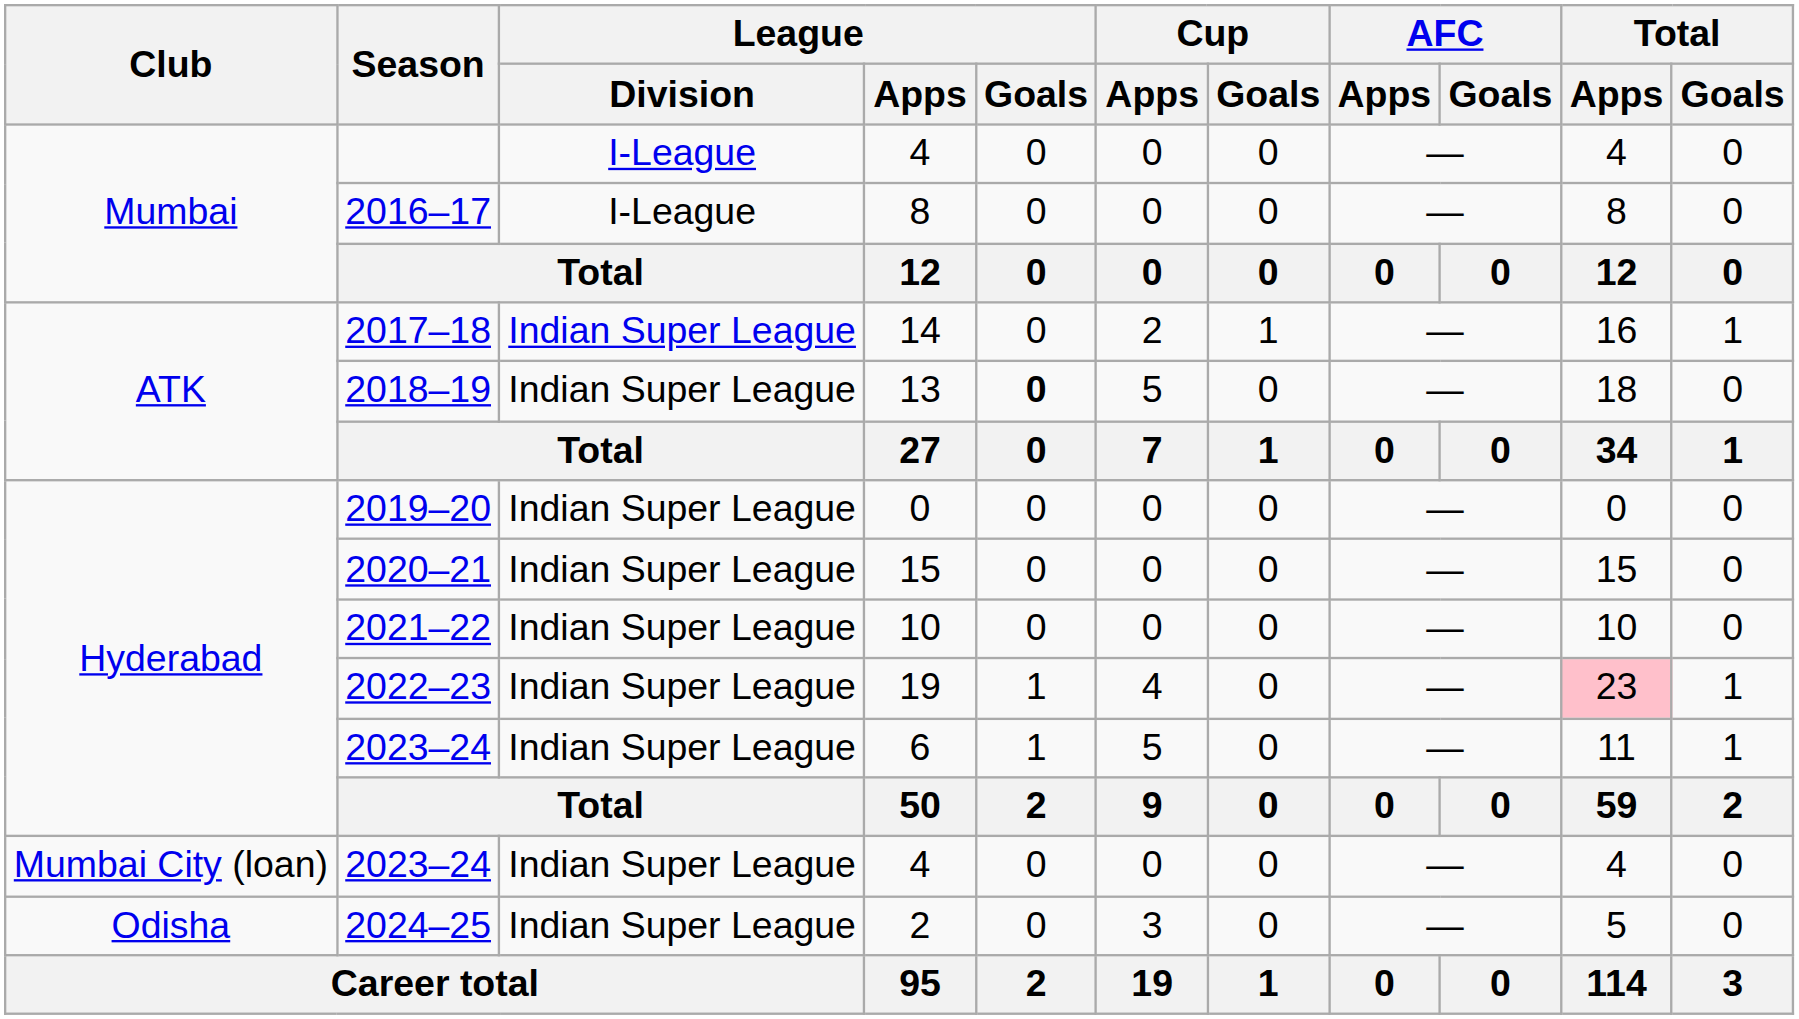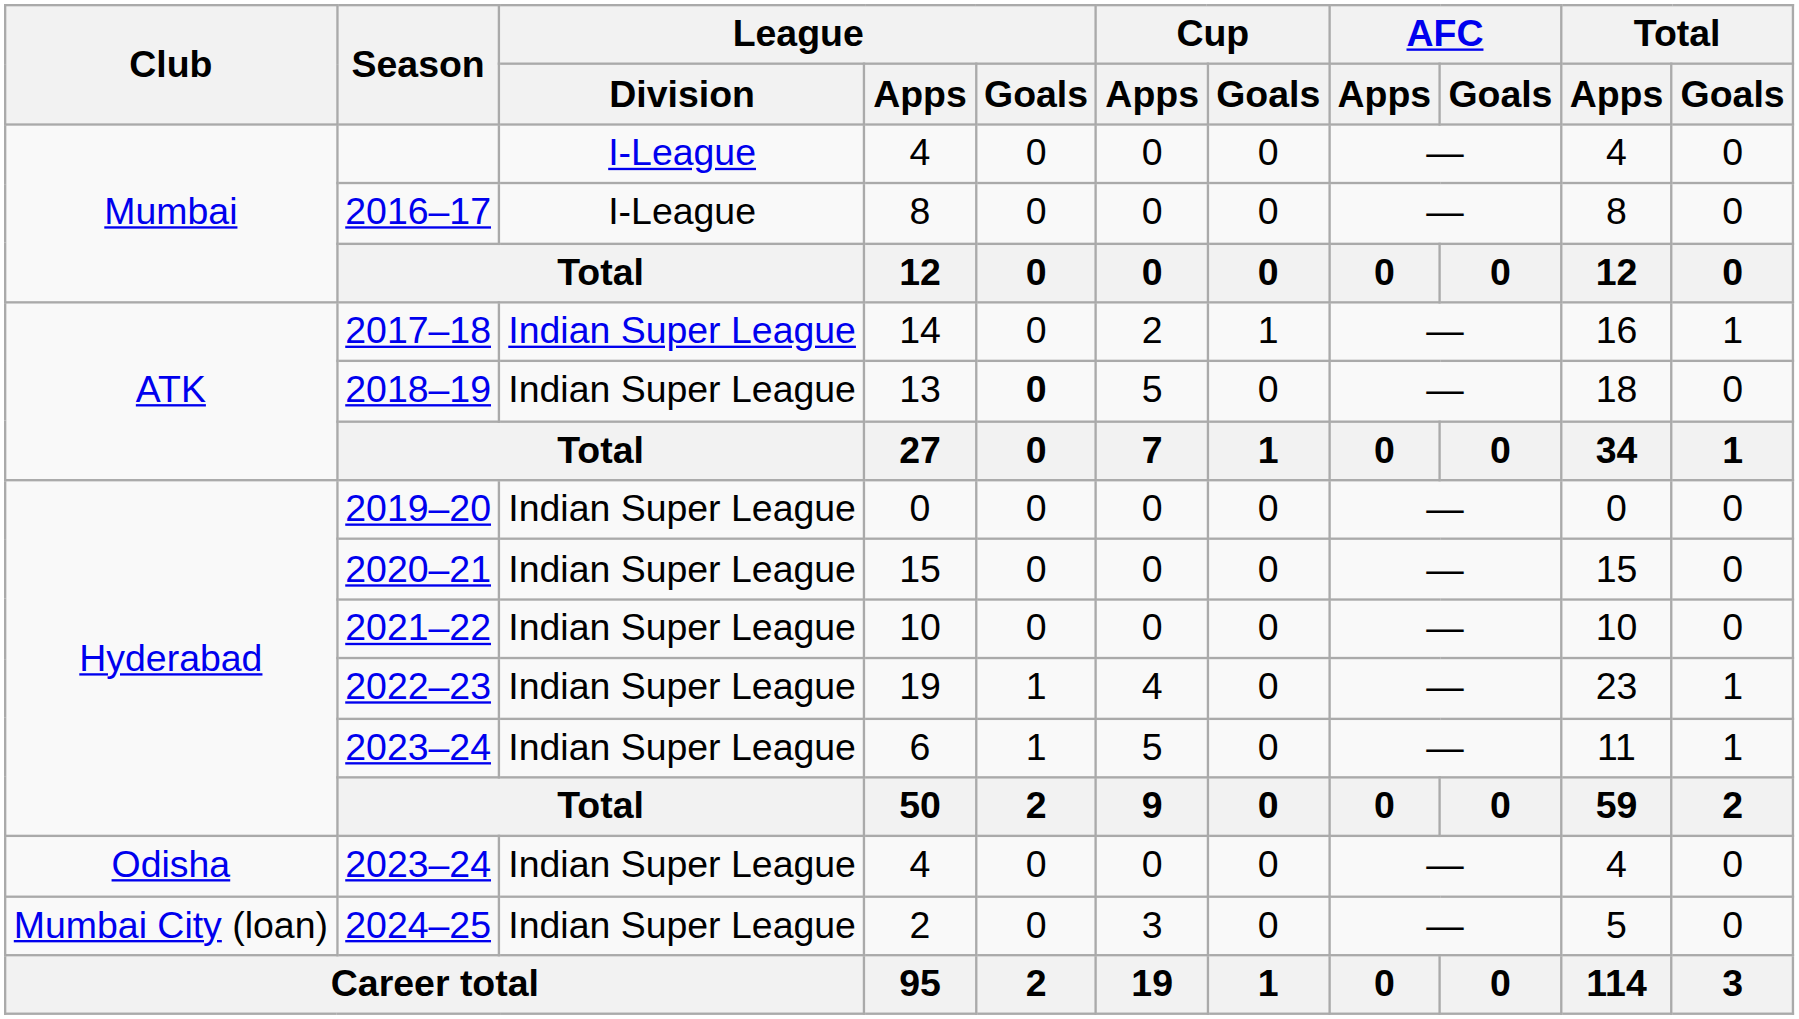(1616, 687) pink background -> (1616, 687) no background
(171, 865) Mumbai City (loan) -> (171, 865) Odisha
(171, 924) Odisha -> (171, 924) Mumbai City (loan)
